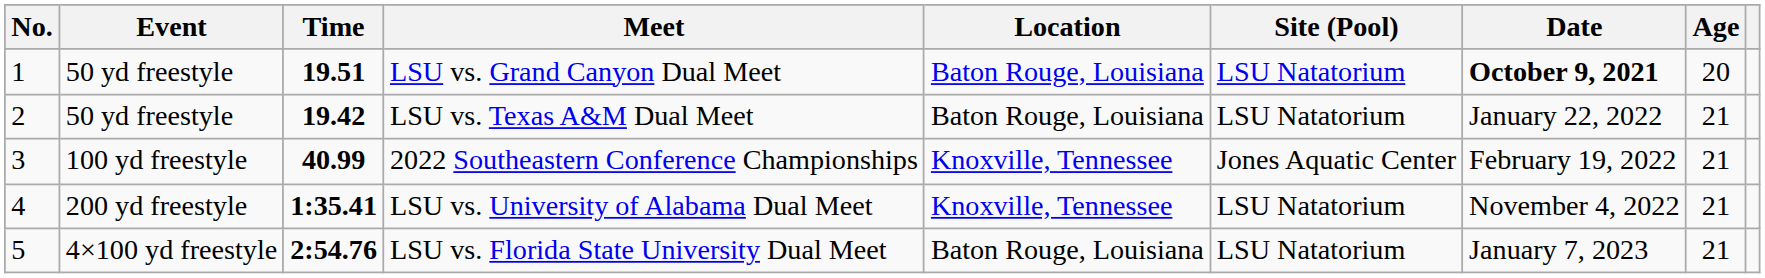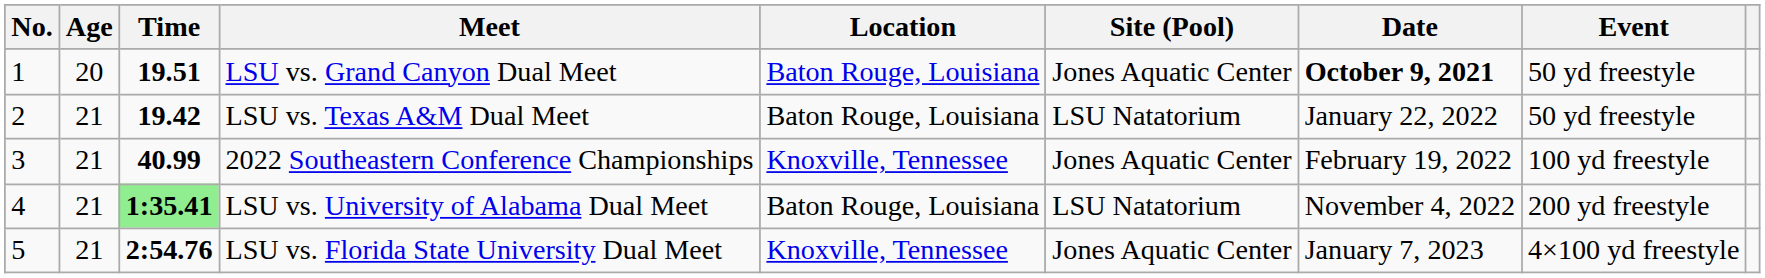columns swapped: (172, 26) <-> (1716, 26)
(1311, 71) LSU Natatorium -> (1172, 71) Jones Aquatic Center
(334, 205) no background -> (169, 205) lightgreen background
(1052, 205) Knoxville, Tennessee -> (903, 205) Baton Rouge, Louisiana
(1067, 250) Baton Rouge, Louisiana -> (887, 250) Knoxville, Tennessee
(1311, 250) LSU Natatorium -> (1172, 250) Jones Aquatic Center
